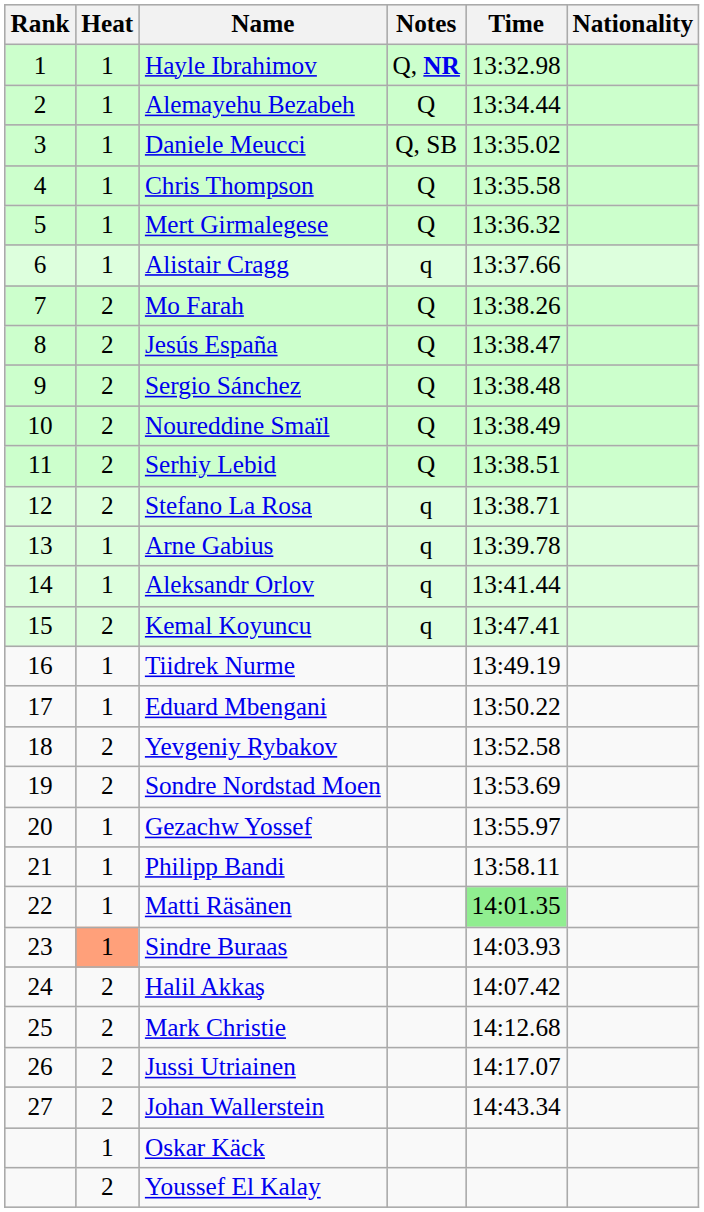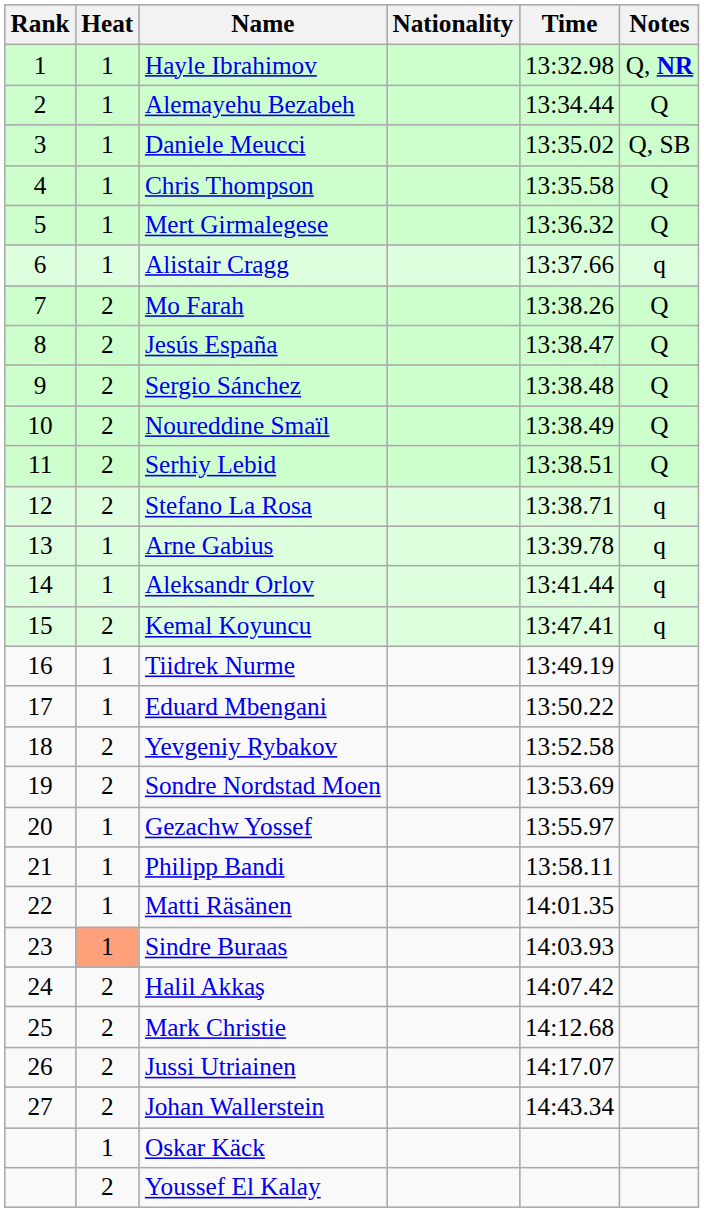columns swapped: (633, 24) <-> (426, 24)
(516, 906) lightgreen background -> (570, 906) no background
